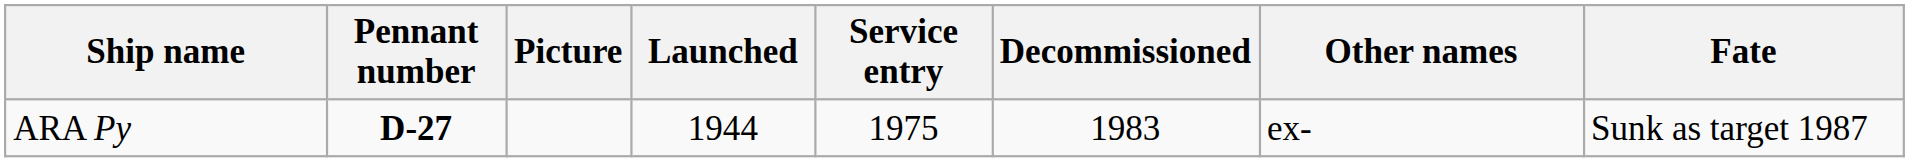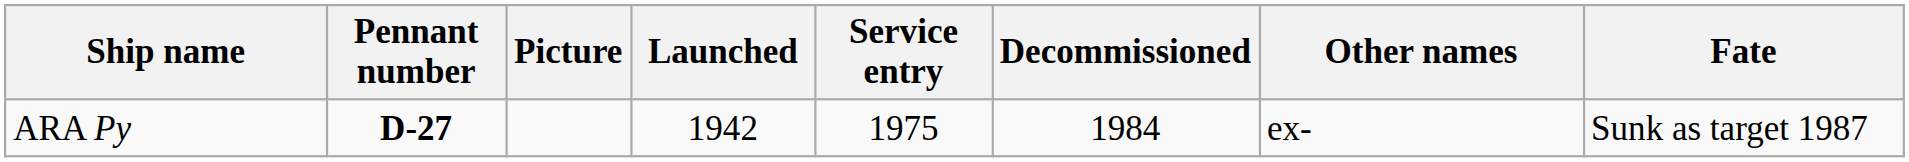(723, 127) 1944 -> (723, 127) 1942
(1125, 127) 1983 -> (1125, 127) 1984
